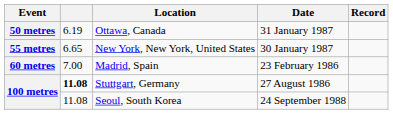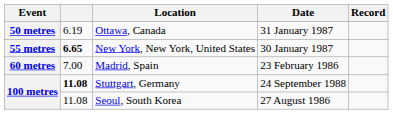(74, 48) normal -> (74, 48) bold
(295, 83) 27 August 1986 -> (303, 83) 24 September 1988
(303, 100) 24 September 1988 -> (295, 100) 27 August 1986
